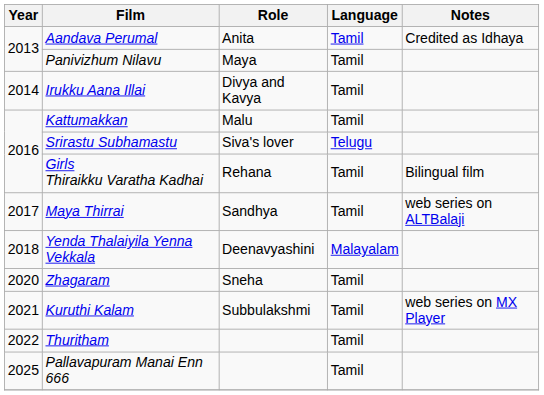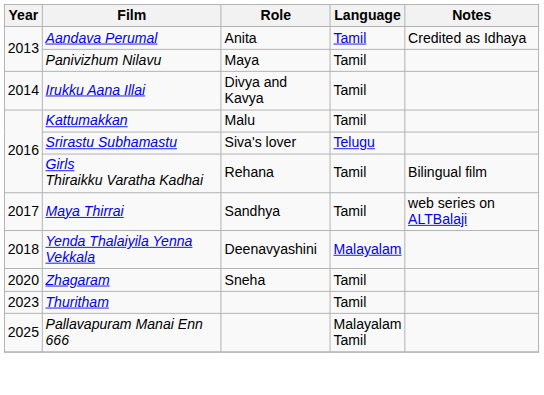- row: (90, 310)
(23, 340) 2022 -> (23, 302) 2023
(347, 370) Tamil -> (368, 332) Malayalam Tamil
